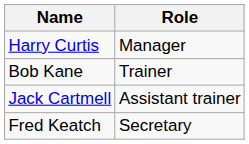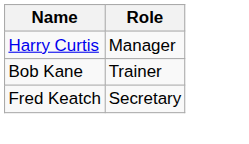- row: (60, 98)
